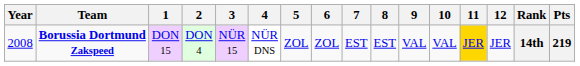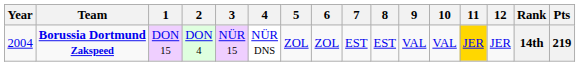(20, 42) 2008 -> (20, 42) 2004
